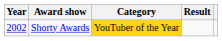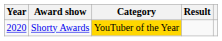(17, 28) 2002 -> (17, 28) 2020
